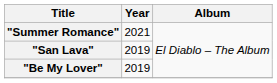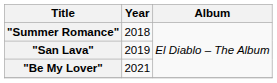(137, 31) 2021 -> (137, 31) 2018
(137, 68) 2019 -> (137, 68) 2021
